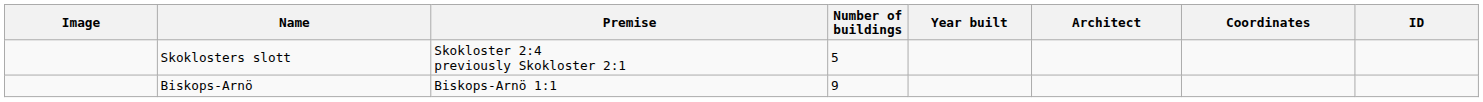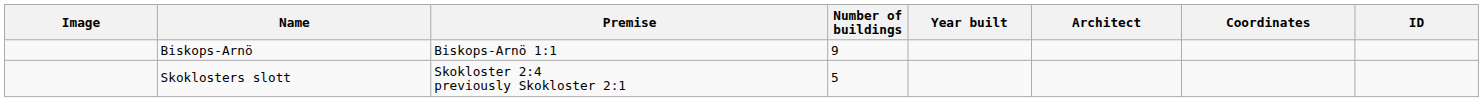rows swapped: (207, 86) <-> (226, 58)
